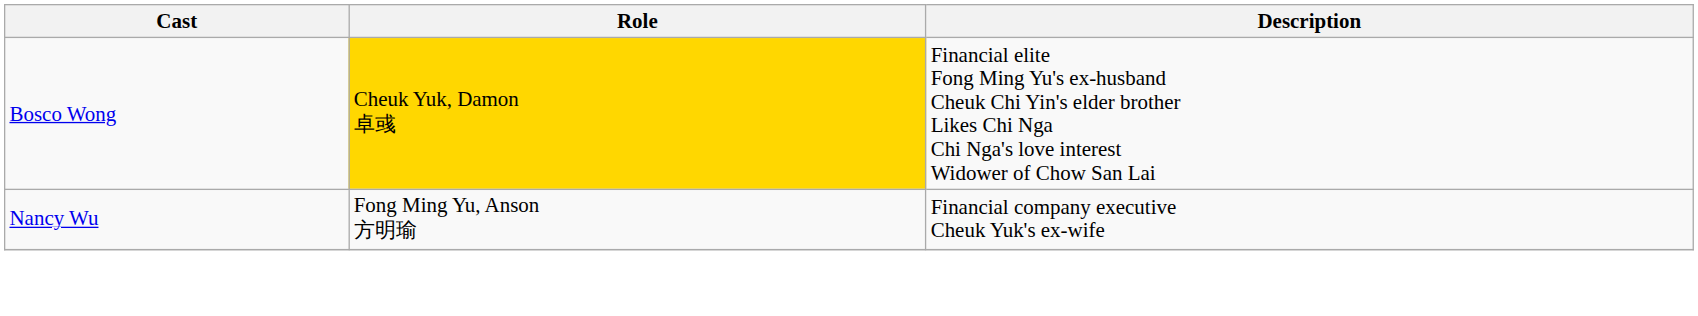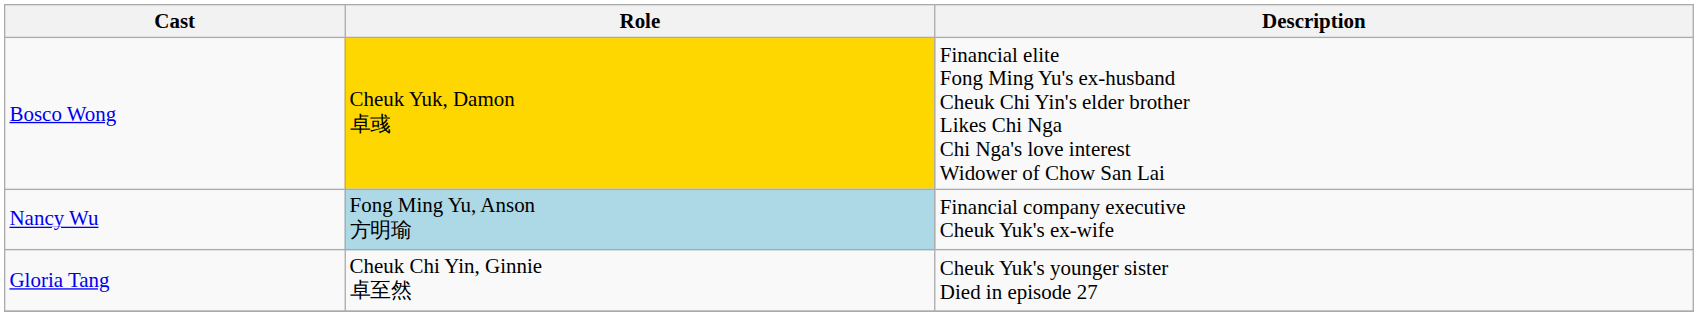(446, 217) no background -> (442, 217) lightblue background
+ row: (59, 280)
